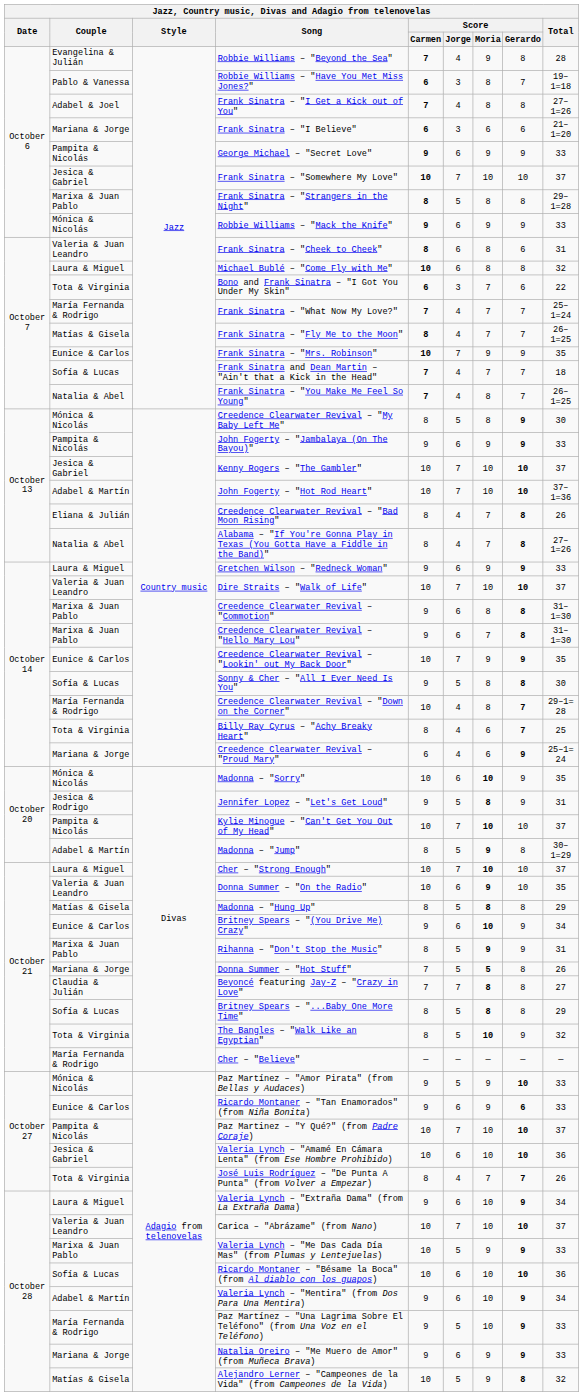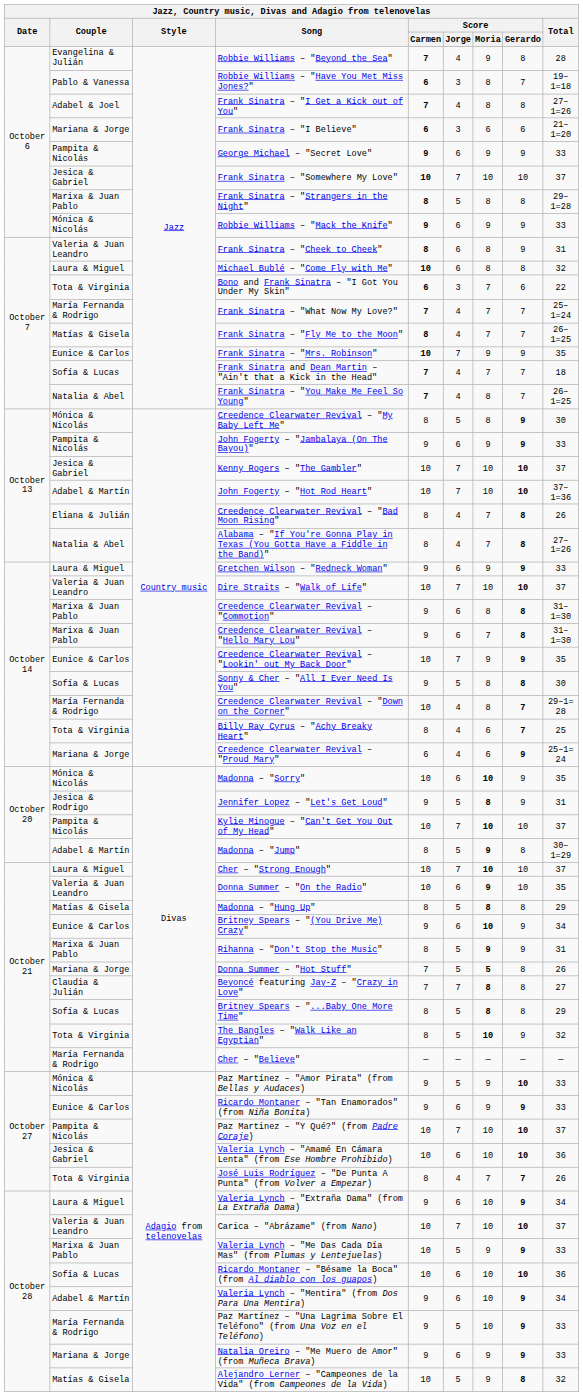(523, 249) 6 -> (523, 249) 9
(523, 1107) 6 -> (523, 1107) 9
